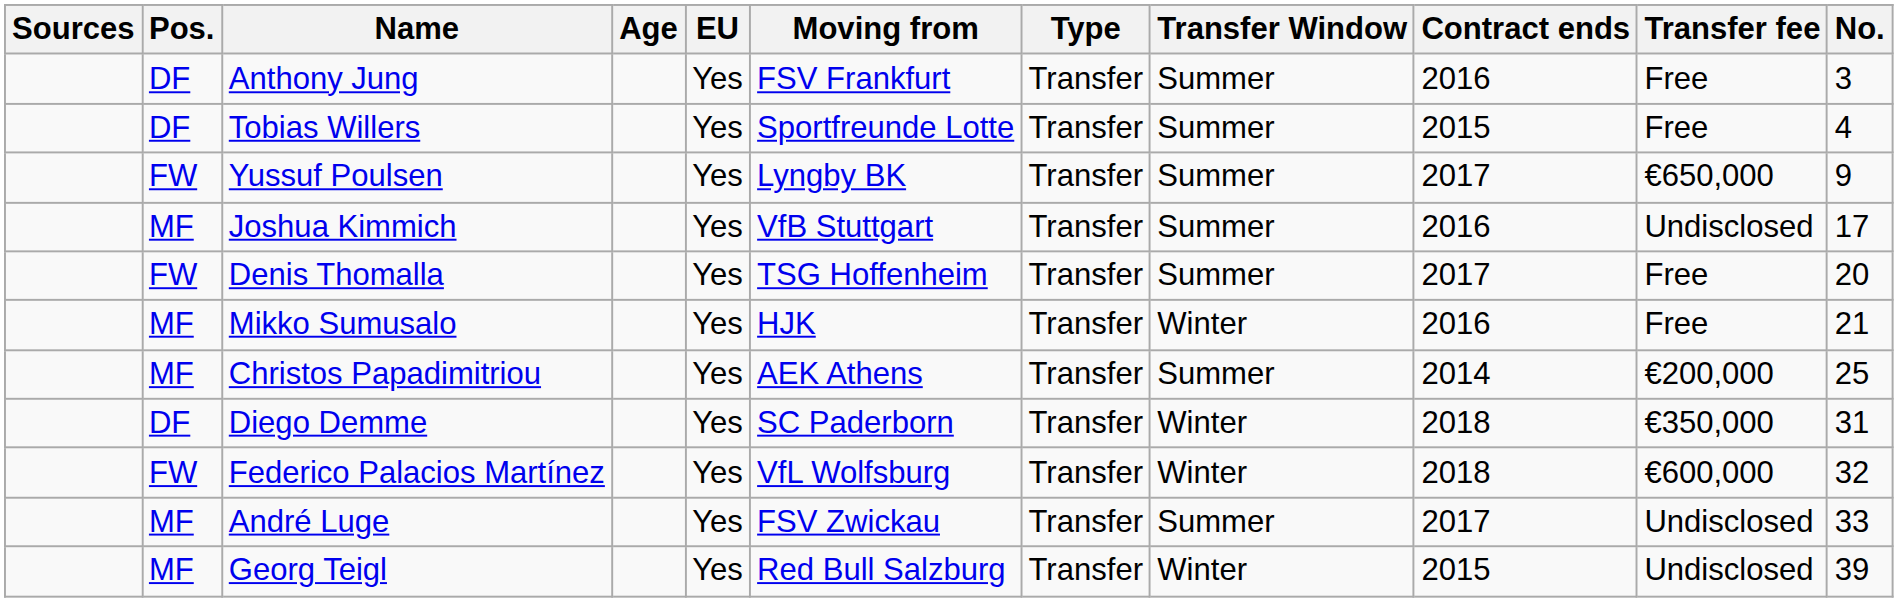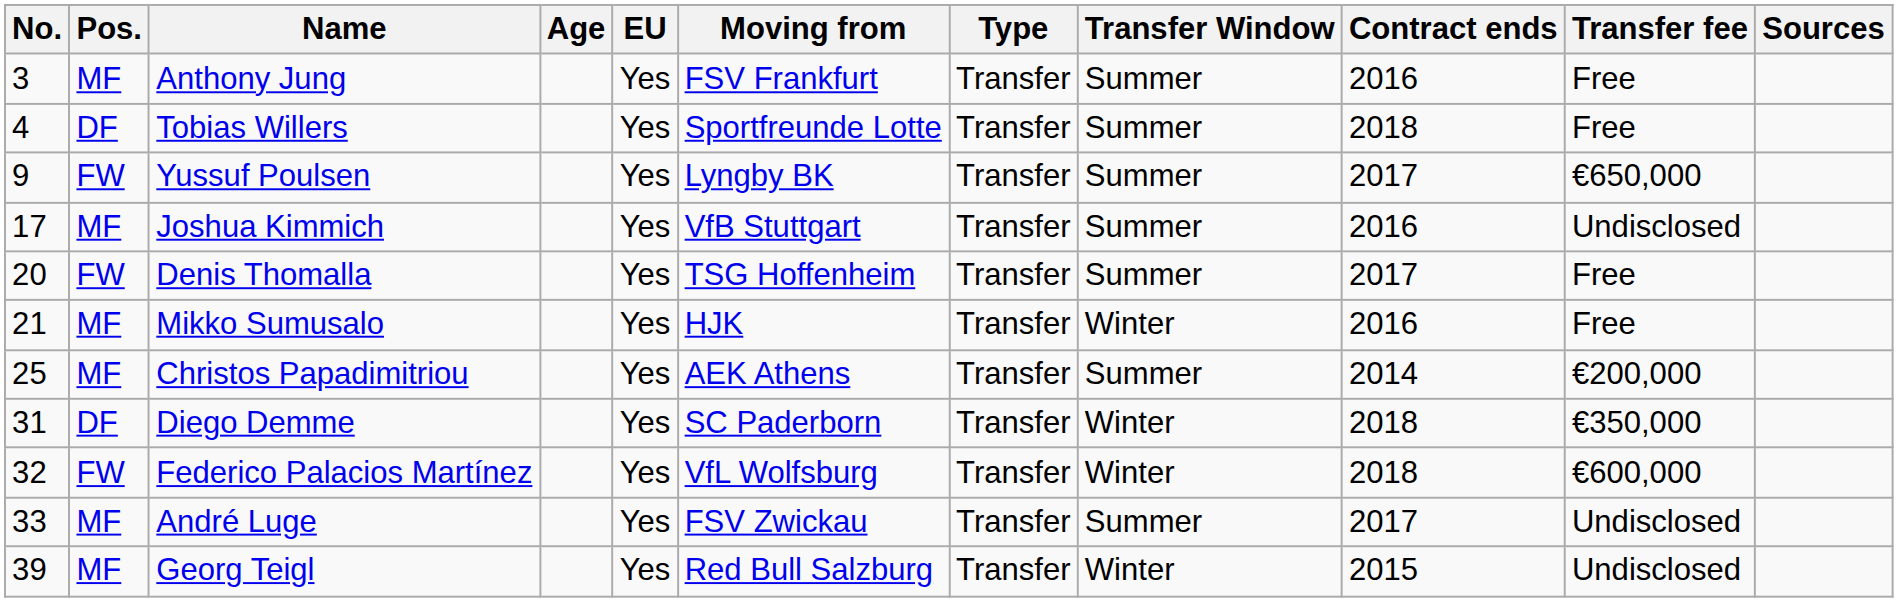columns swapped: (1860, 29) <-> (73, 29)
(170, 78) DF -> (99, 78) MF
(1456, 127) 2015 -> (1383, 127) 2018
